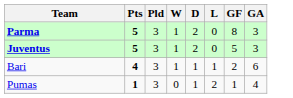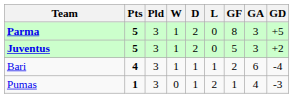+ column: (278, 13)
